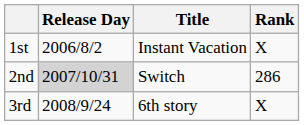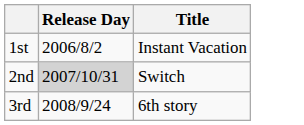- column: (275, 18)
